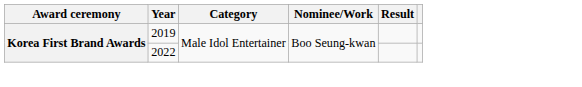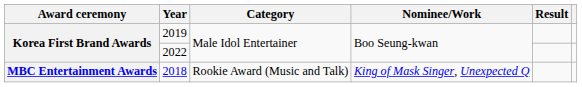+ row: (175, 71)
